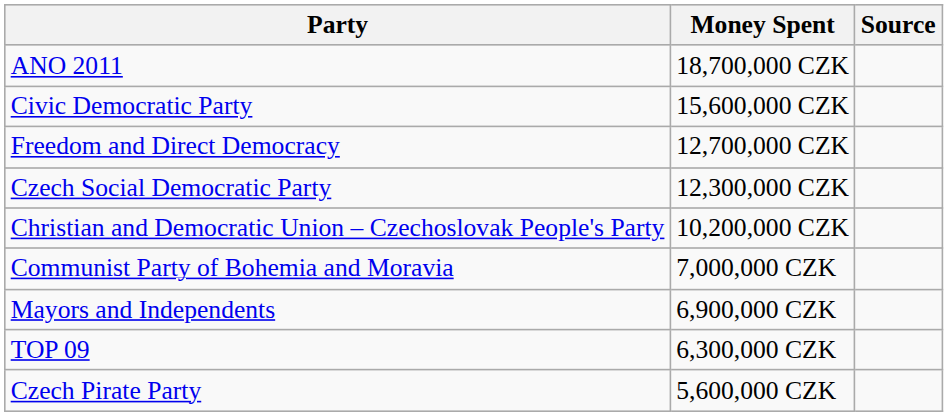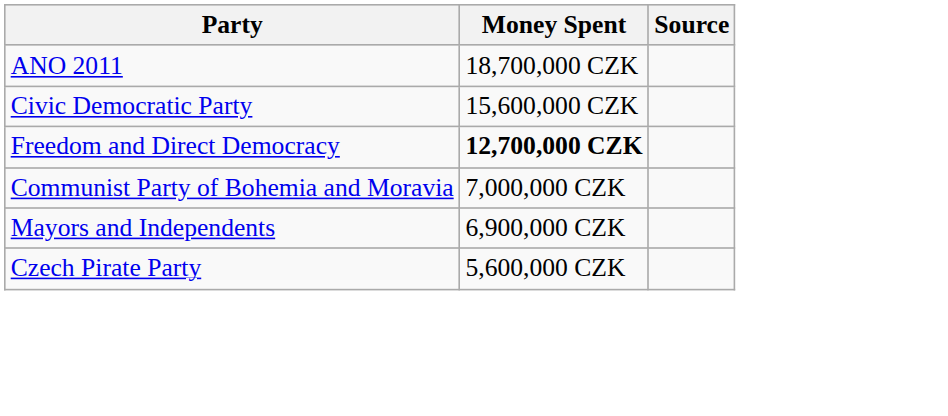(763, 146) normal -> (554, 146) bold
- row: (171, 187)
- row: (338, 227)
- row: (50, 349)
